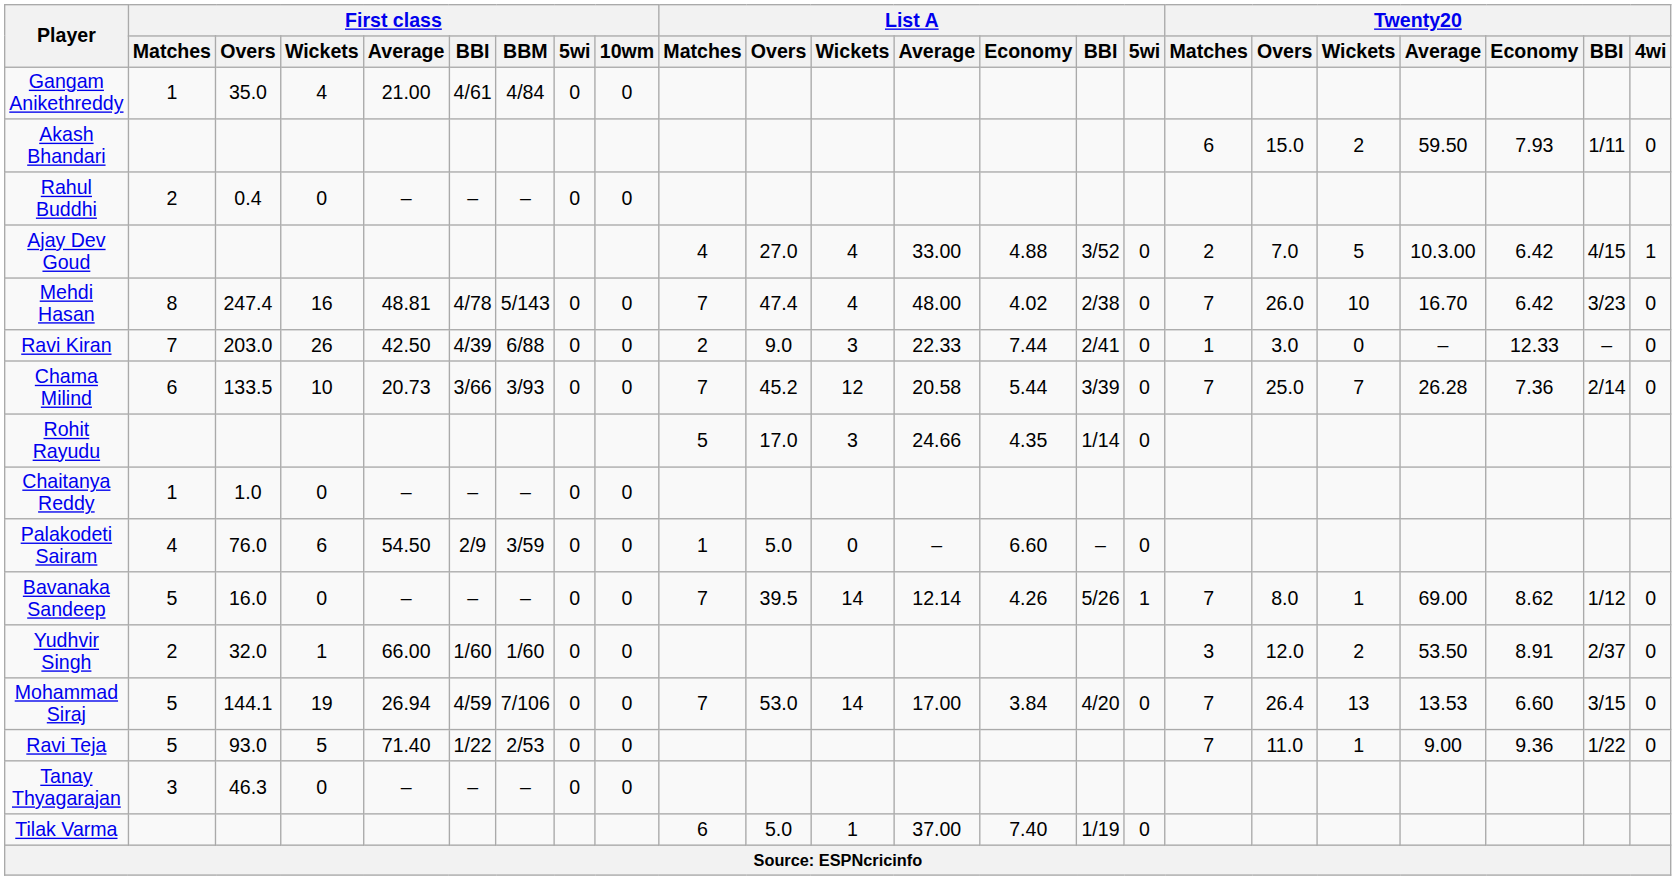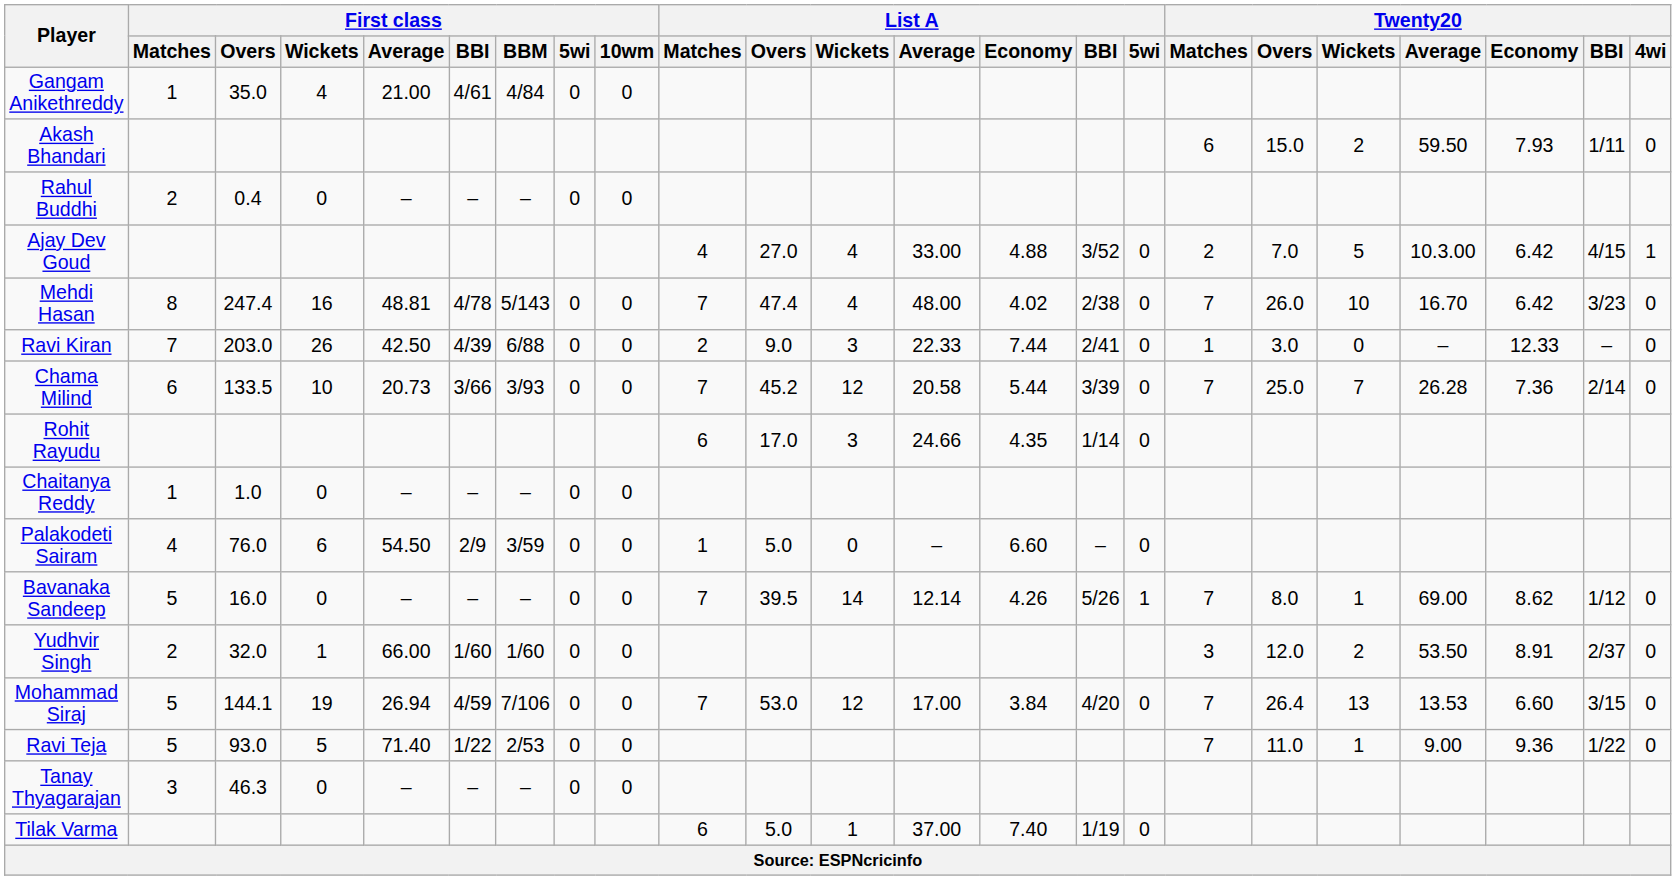(702, 440) 5 -> (702, 440) 6
(852, 704) 14 -> (852, 704) 12
